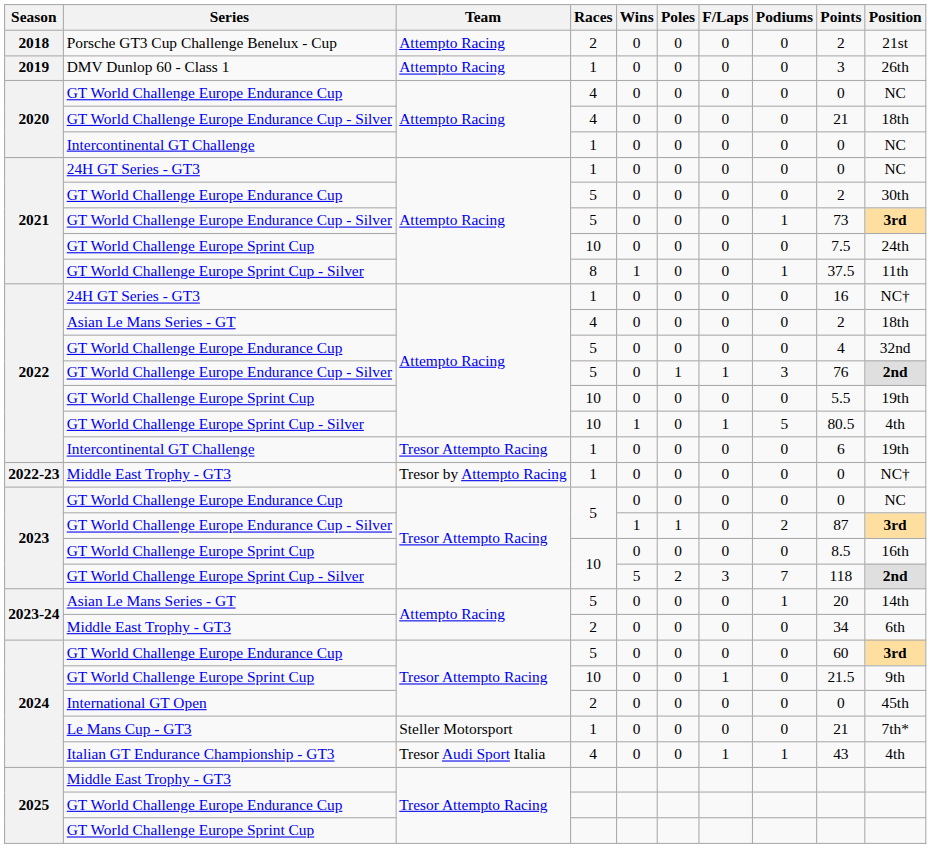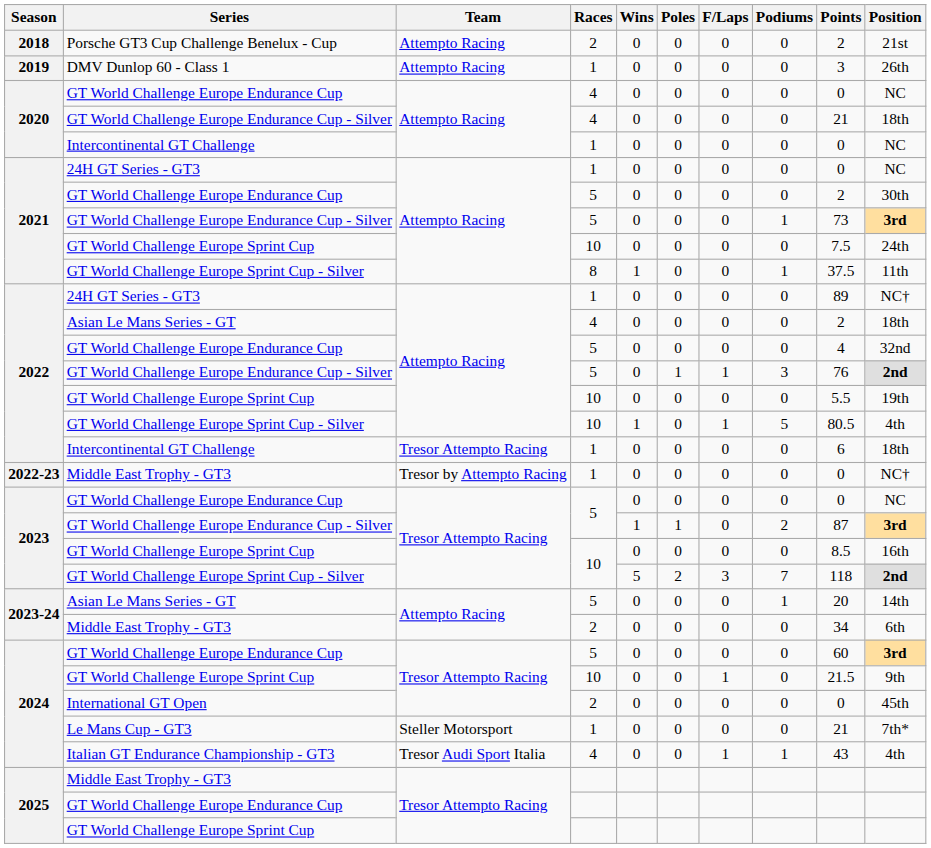(841, 297) 16 -> (841, 297) 89
(895, 449) 19th -> (895, 449) 18th
